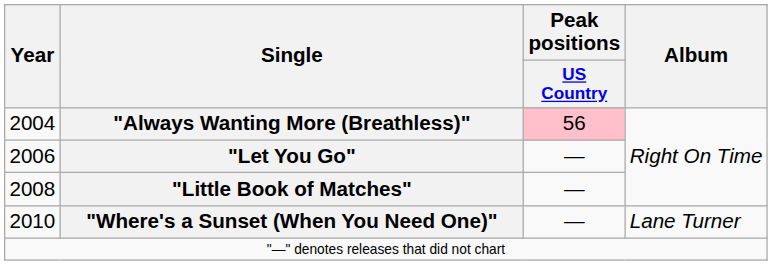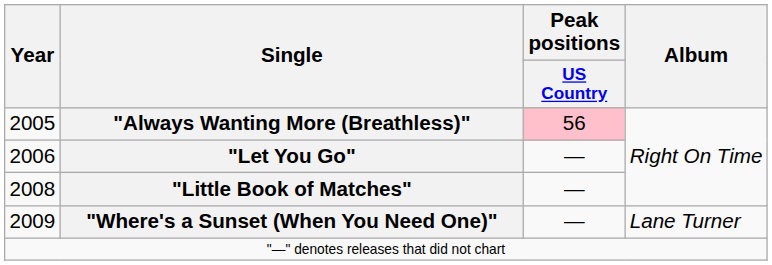(32, 123) 2004 -> (32, 123) 2005
(32, 221) 2010 -> (32, 221) 2009
